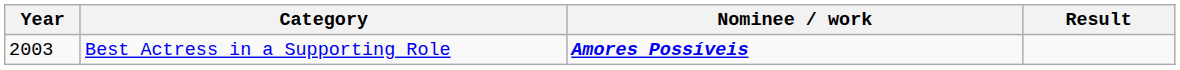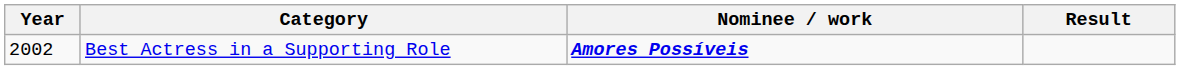(31, 50) 2003 -> (31, 50) 2002
